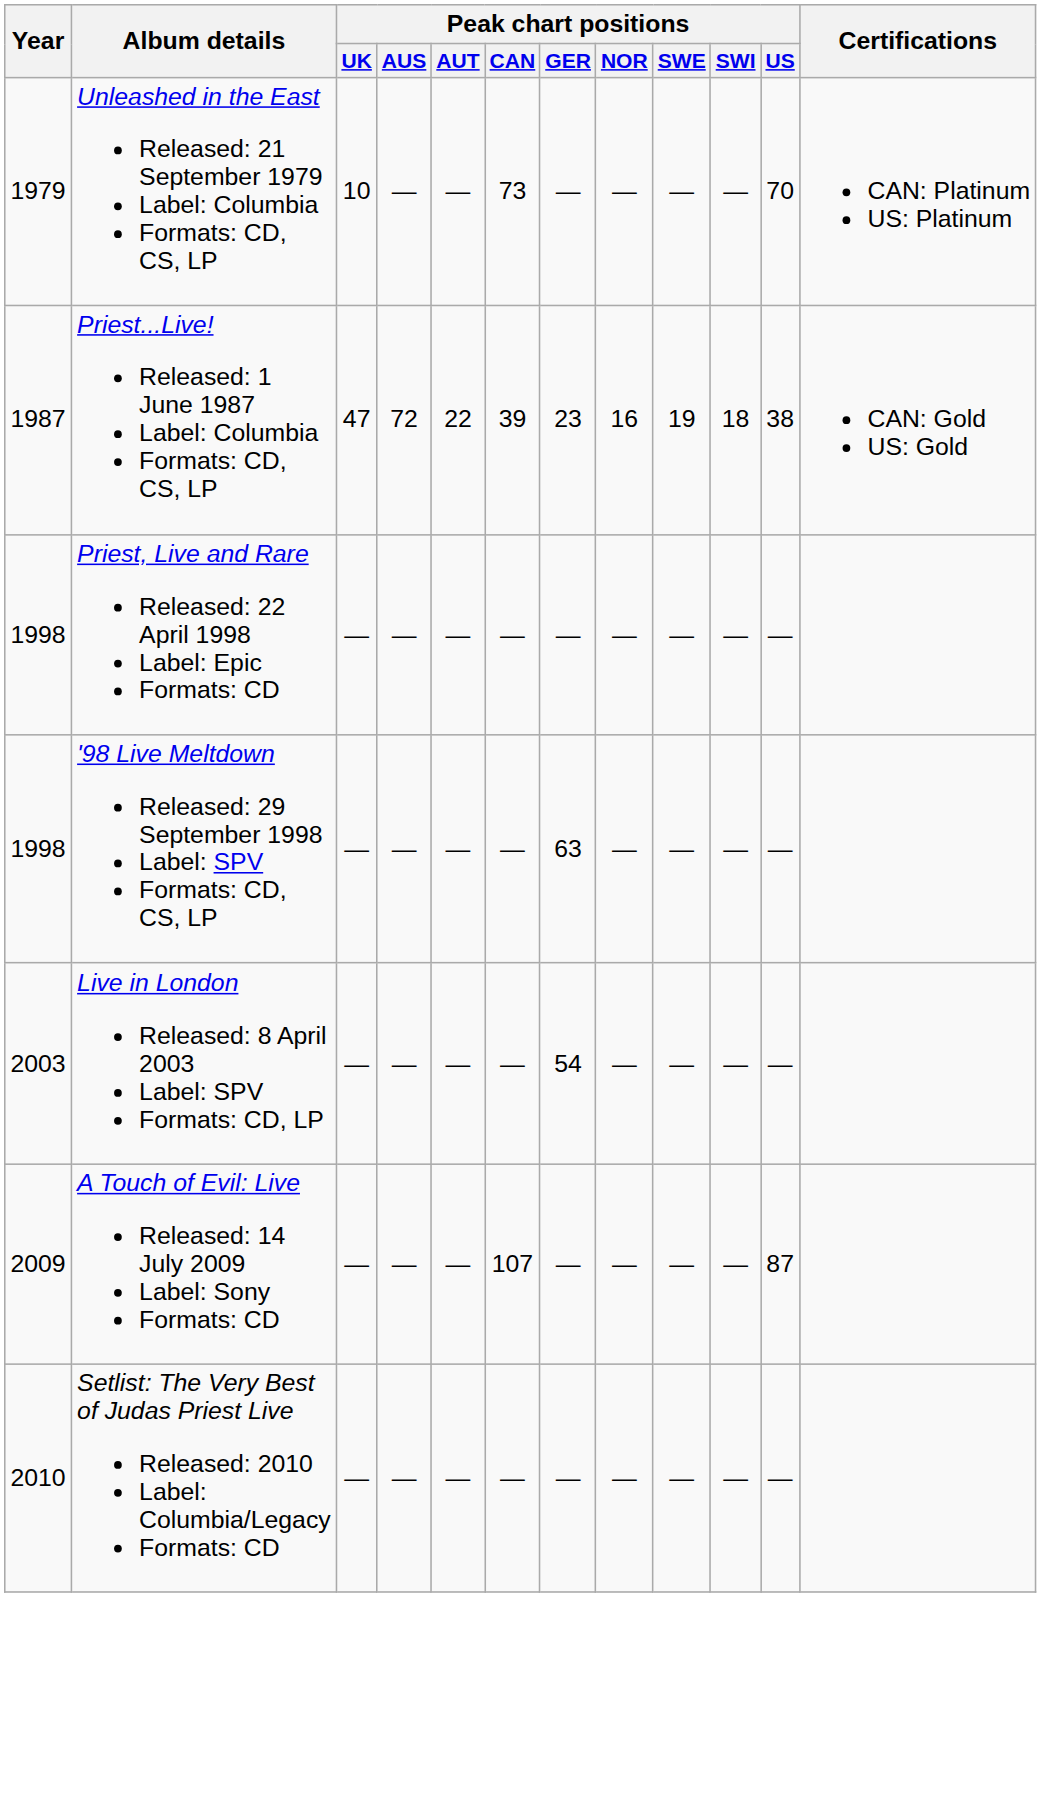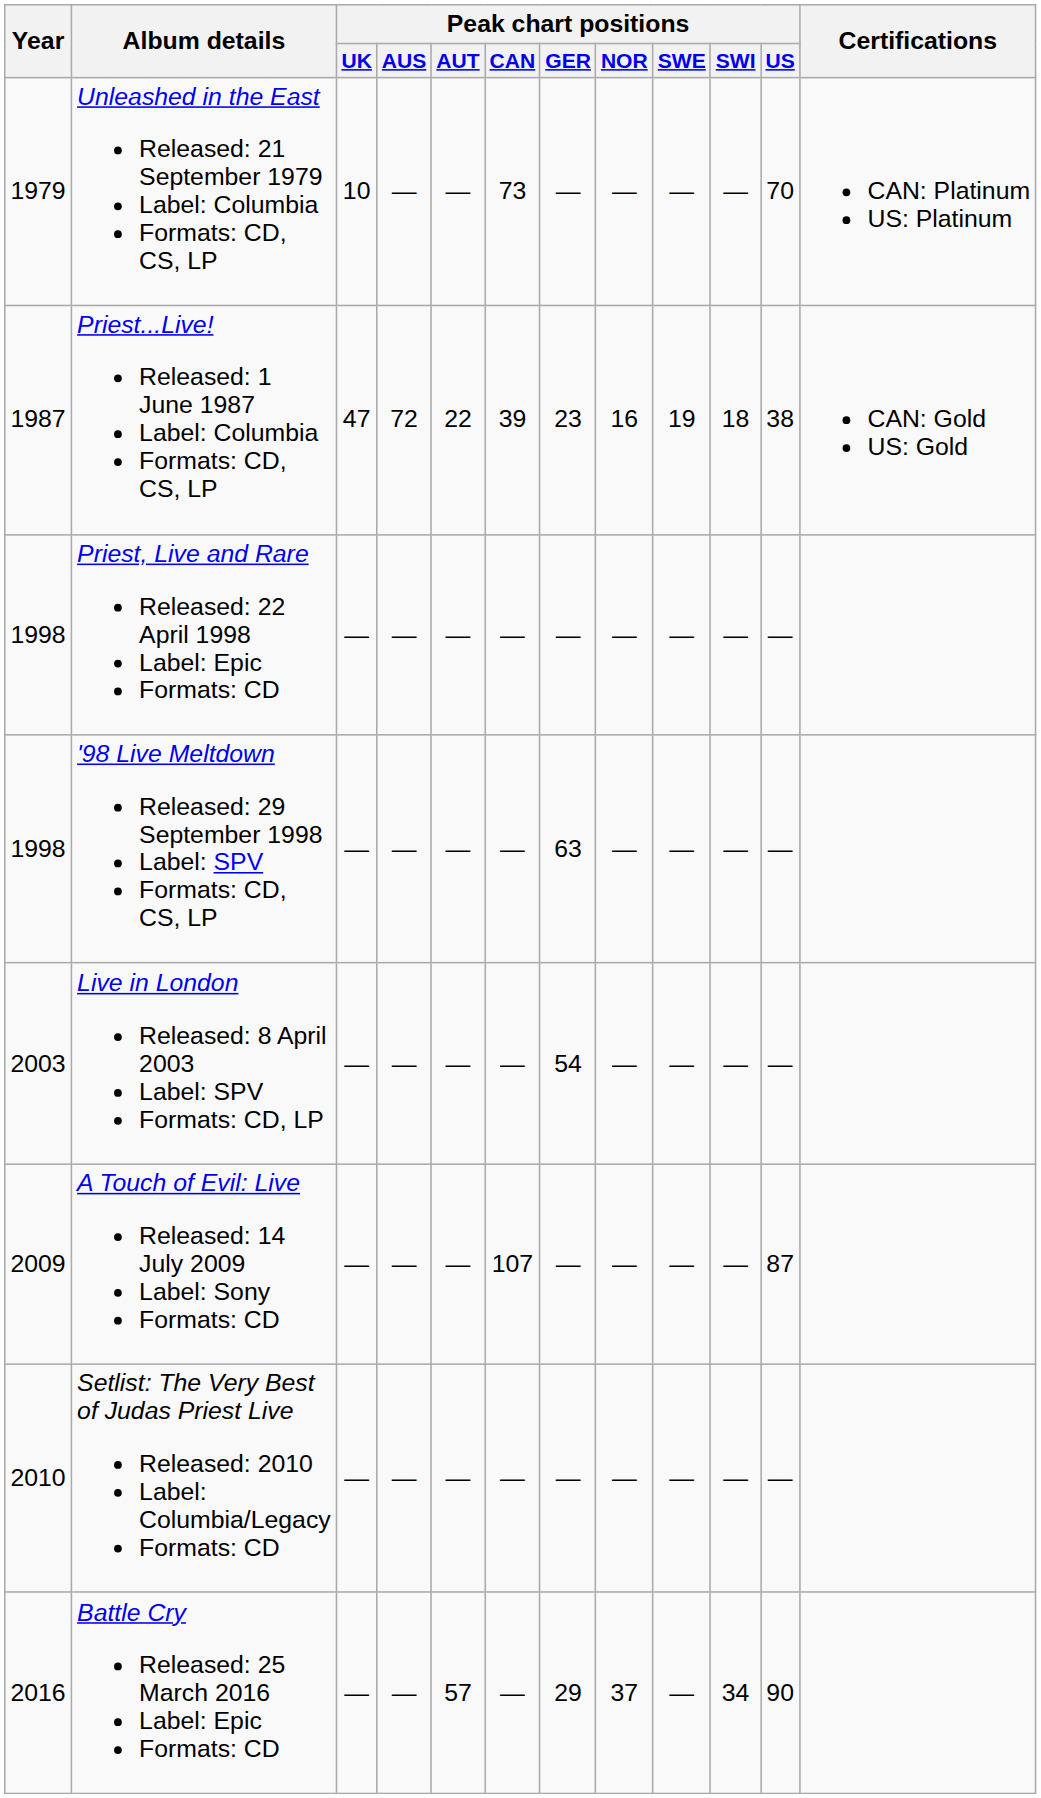+ row: (204, 1681)
